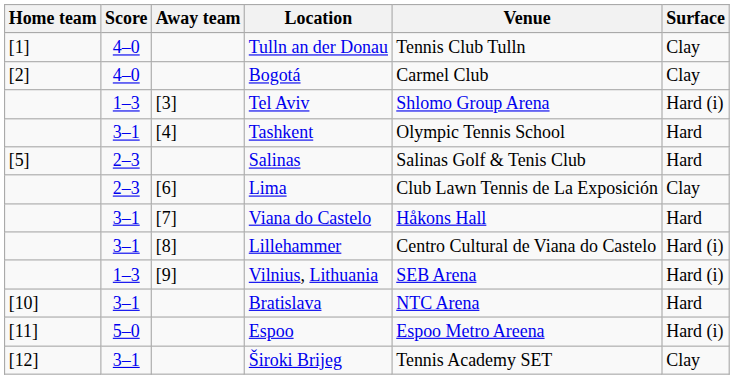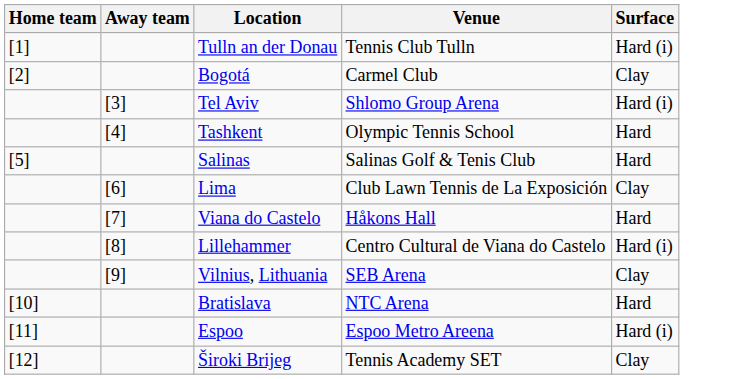- column: (126, 18)
(683, 47) Clay -> (644, 47) Hard (i)
(695, 274) Hard (i) -> (632, 274) Clay
